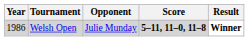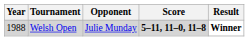(16, 28) 1986 -> (16, 28) 1988
